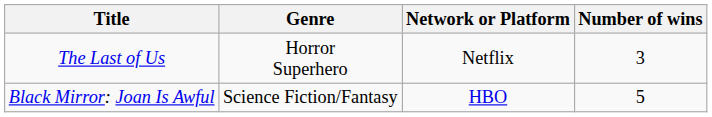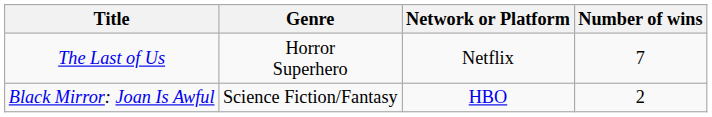(640, 58) 3 -> (640, 58) 7
(640, 97) 5 -> (640, 97) 2
